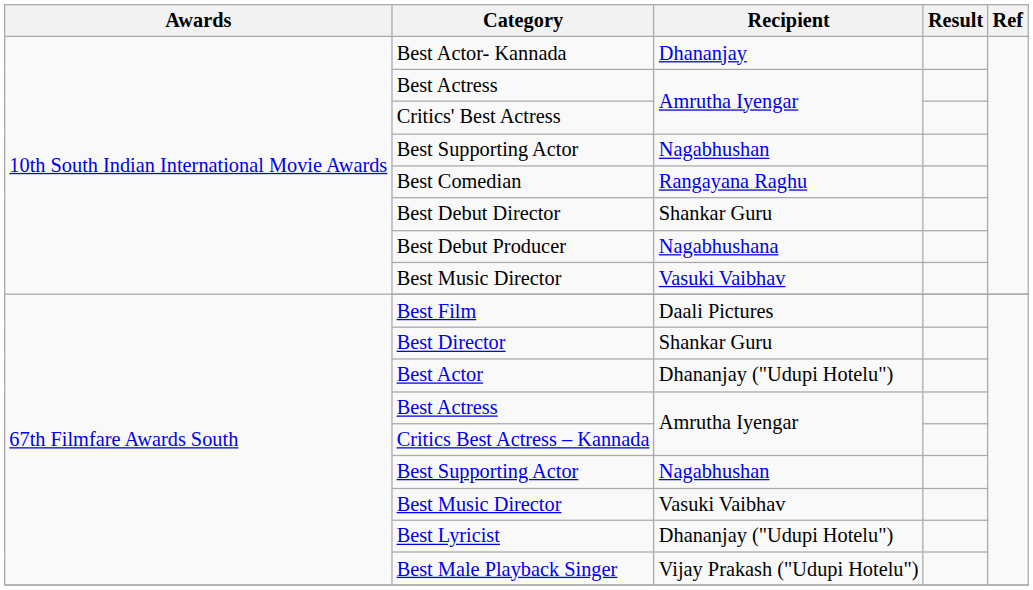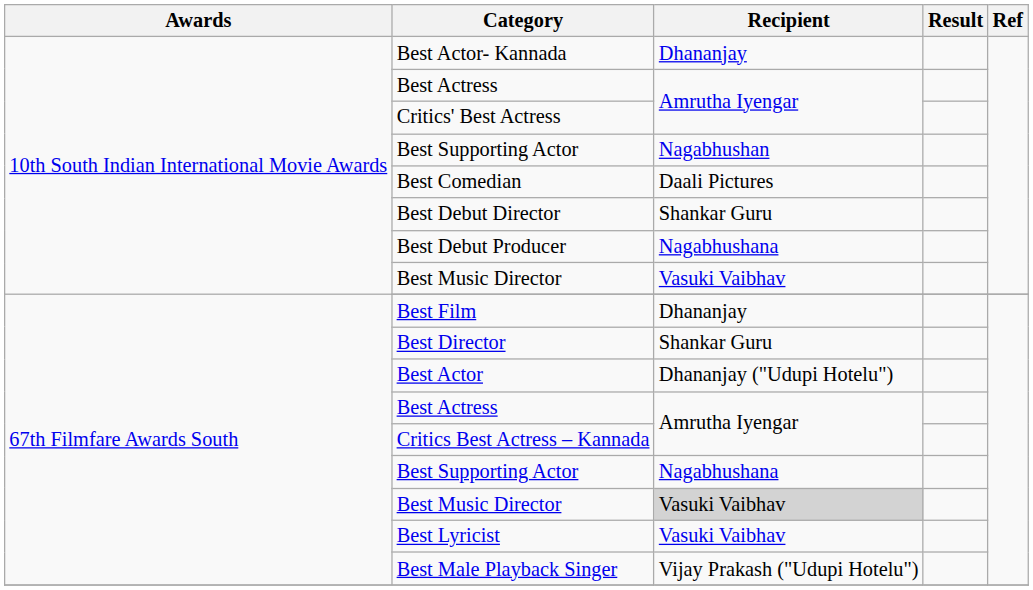(733, 181) Rangayana Raghu -> (716, 181) Daali Pictures
(716, 310) Daali Pictures -> (703, 310) Dhananjay
(714, 471) Nagabhushan -> (719, 471) Nagabhushana
(722, 504) no background -> (722, 504) lightgrey background
(776, 536) Dhananjay ("Udupi Hotelu") -> (722, 536) Vasuki Vaibhav
